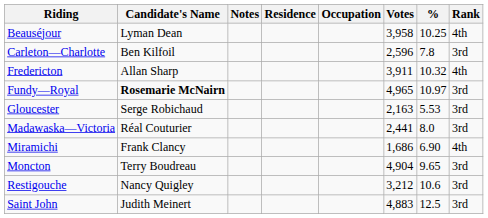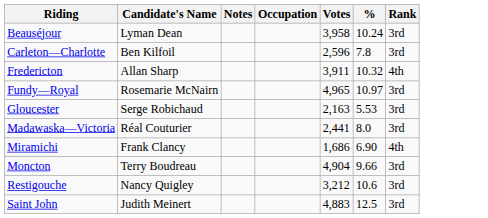- column: (290, 14)
(433, 33) 10.25 -> (369, 33) 10.24
(460, 33) 4th -> (396, 33) 3rd
(173, 90) bold -> (169, 90) normal
(430, 166) 9.65 -> (366, 166) 9.66
